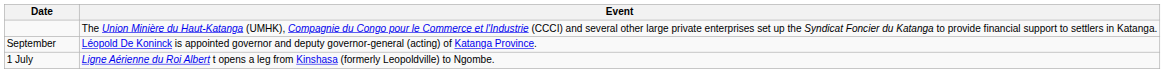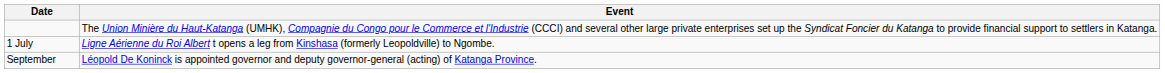rows swapped: (20, 60) <-> (31, 44)
